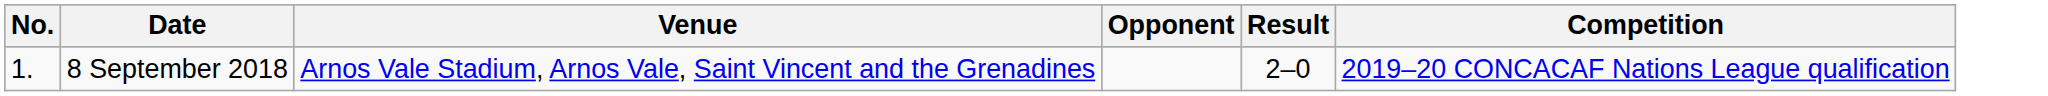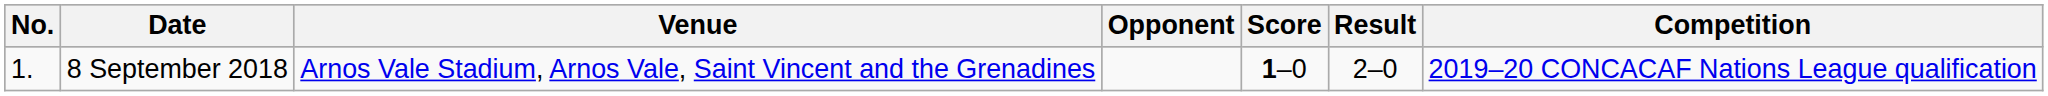+ column: (1284, 25)
